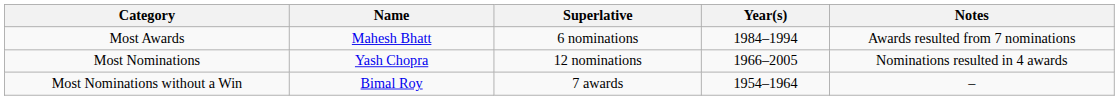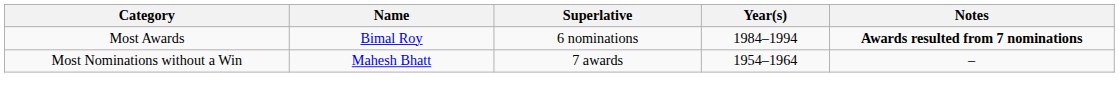(392, 38) Mahesh Bhatt -> (392, 38) Bimal Roy
(972, 38) normal -> (972, 38) bold
- row: (147, 60)
(392, 83) Bimal Roy -> (392, 60) Mahesh Bhatt
